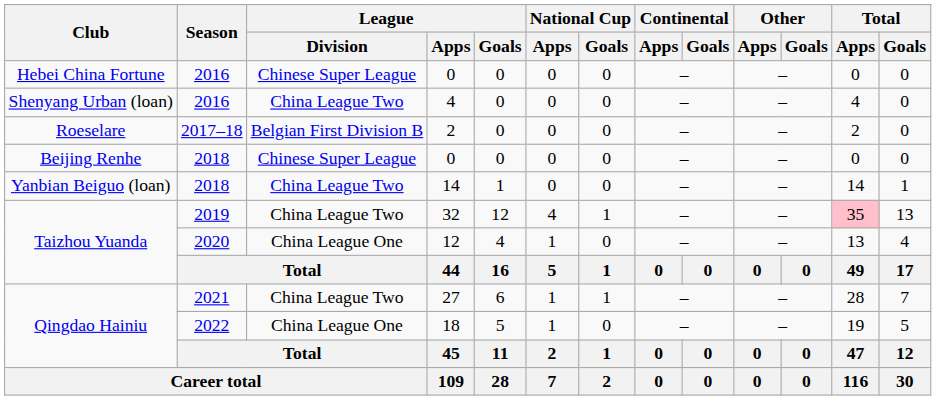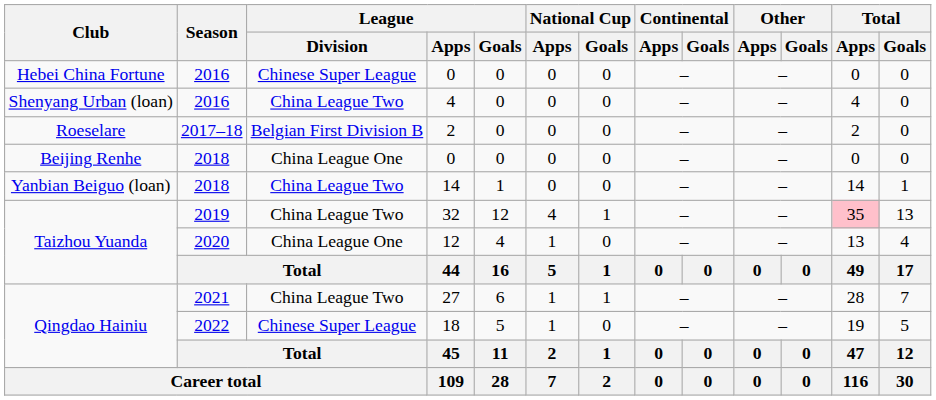(337, 158) Chinese Super League -> (337, 158) China League One
(337, 325) China League One -> (337, 325) Chinese Super League
